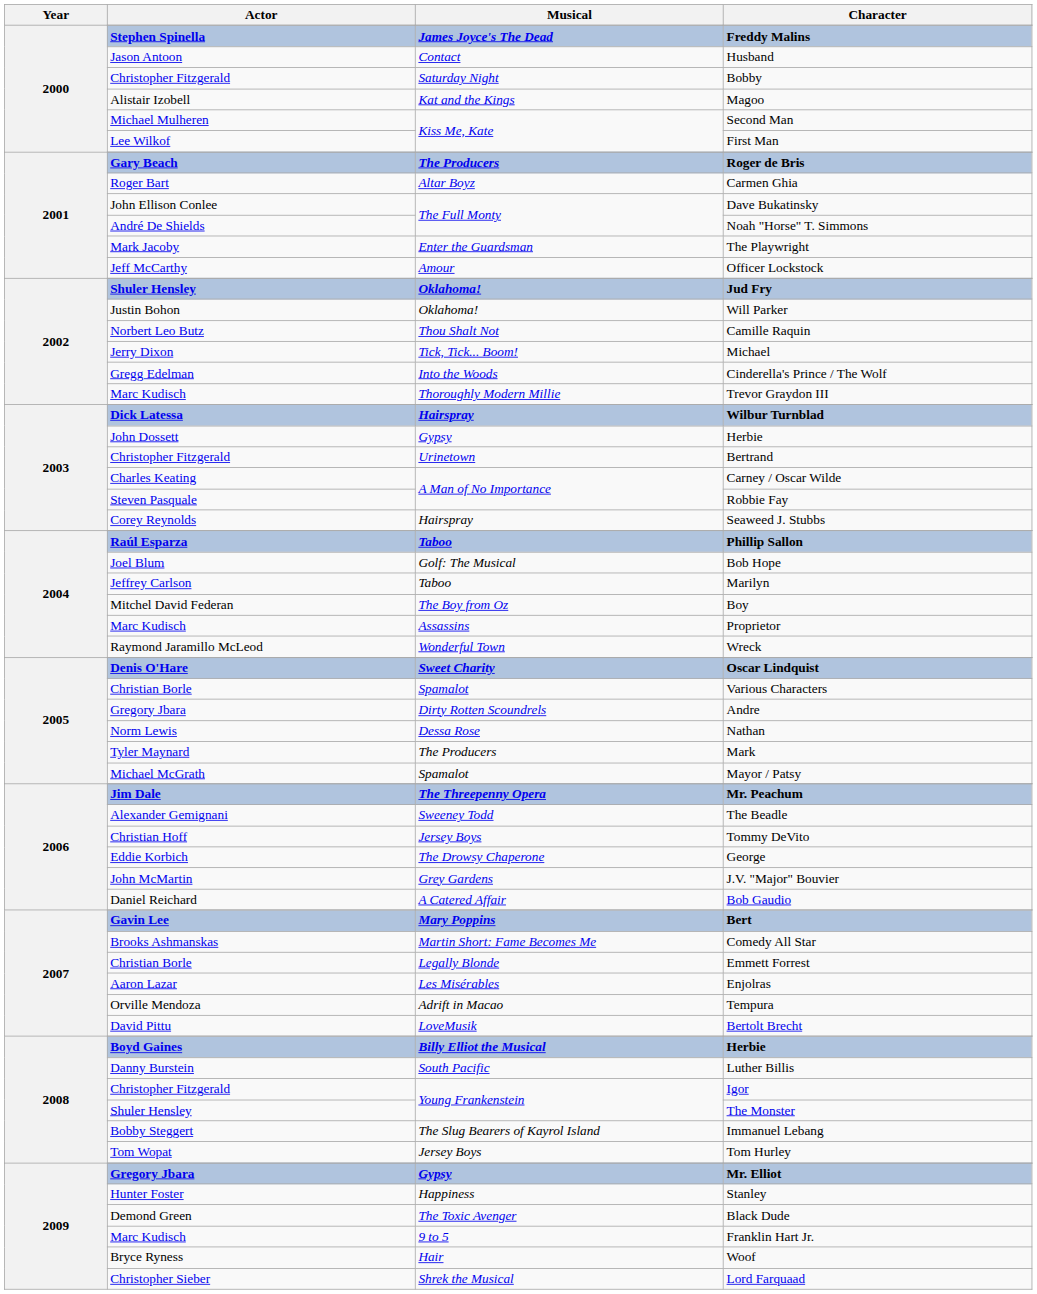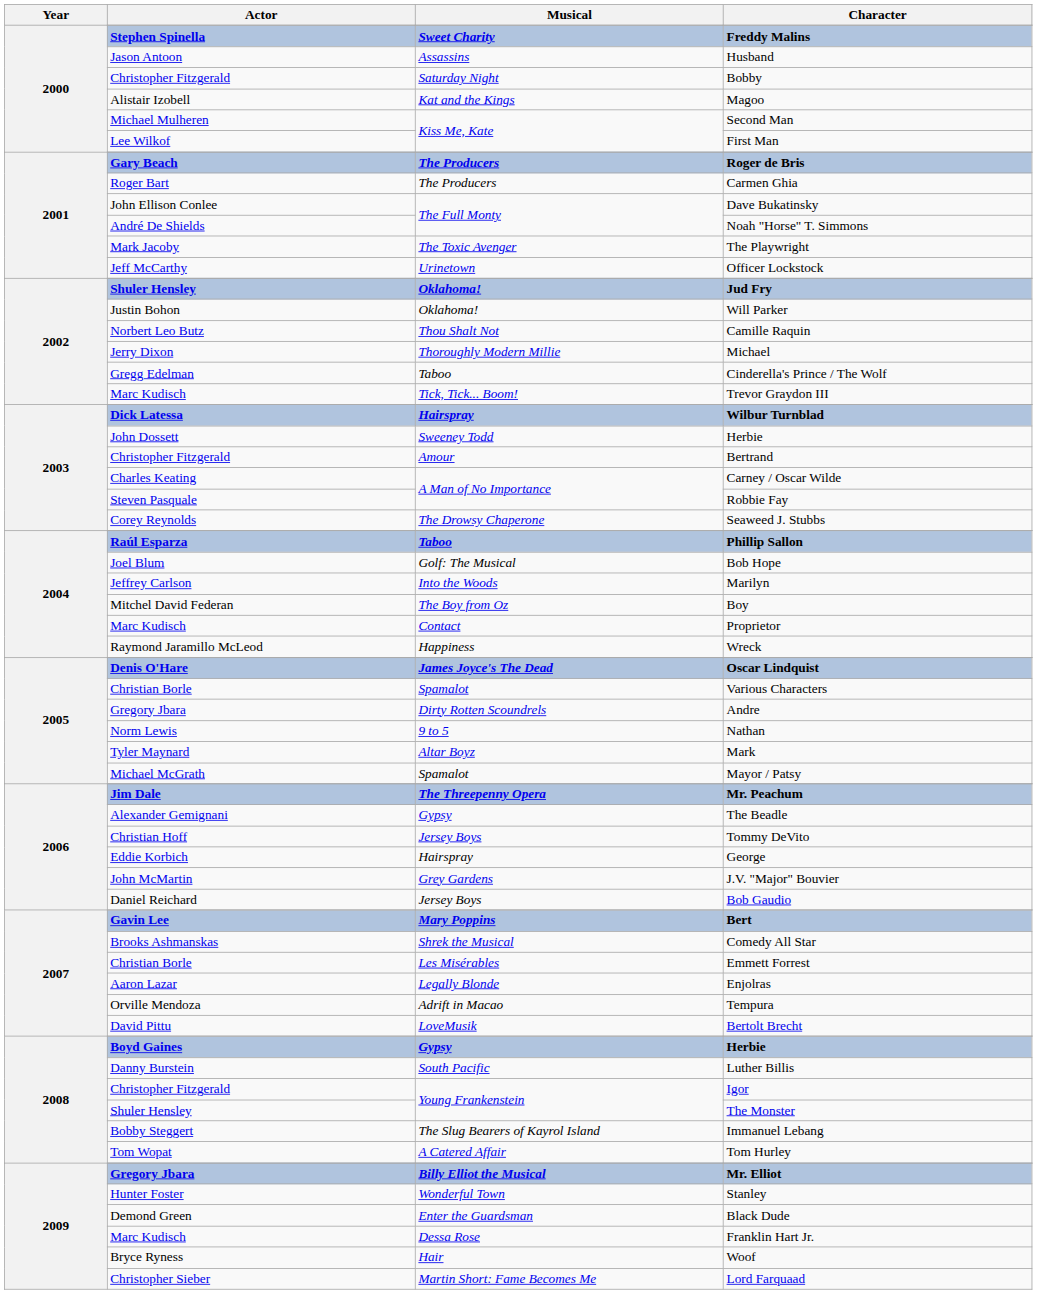(486, 36) James Joyce's The Dead -> (457, 36) Sweet Charity
(439, 57) Contact -> (444, 57) Assassins
(447, 183) Altar Boyz -> (457, 183) The Producers
(476, 246) Enter the Guardsman -> (467, 246) The Toxic Avenger
(436, 267) Amour -> (447, 267) Urinetown
(468, 352) Tick, Tick... Boom! -> (489, 352) Thoroughly Modern Millie
(458, 373) Into the Woods -> (435, 373) Taboo
(489, 394) Thoroughly Modern Millie -> (468, 394) Tick, Tick... Boom!
(435, 436) Gypsy -> (456, 436) Sweeney Todd
(447, 457) Urinetown -> (436, 457) Amour
(446, 520) Hairspray -> (481, 520) The Drowsy Chaperone
(435, 583) Taboo -> (458, 583) Into the Woods
(444, 625) Assassins -> (439, 625) Contact
(462, 646) Wonderful Town -> (446, 646) Happiness
(457, 667) Sweet Charity -> (486, 667) James Joyce's The Dead
(449, 731) Dessa Rose -> (434, 731) 9 to 5
(457, 752) The Producers -> (447, 752) Altar Boyz
(456, 815) Sweeney Todd -> (435, 815) Gypsy
(481, 857) The Drowsy Chaperone -> (446, 857) Hairspray
(462, 899) A Catered Affair -> (450, 899) Jersey Boys
(507, 941) Martin Short: Fame Becomes Me -> (466, 941) Shrek the Musical
(459, 962) Legally Blonde -> (459, 962) Les Misérables
(459, 983) Les Misérables -> (459, 983) Legally Blonde
(482, 1047) Billy Elliot the Musical -> (435, 1047) Gypsy
(450, 1152) Jersey Boys -> (462, 1152) A Catered Affair
(435, 1173) Gypsy -> (482, 1173) Billy Elliot the Musical
(446, 1194) Happiness -> (462, 1194) Wonderful Town
(467, 1215) The Toxic Avenger -> (476, 1215) Enter the Guardsman
(434, 1236) 9 to 5 -> (449, 1236) Dessa Rose
(466, 1278) Shrek the Musical -> (507, 1278) Martin Short: Fame Becomes Me
